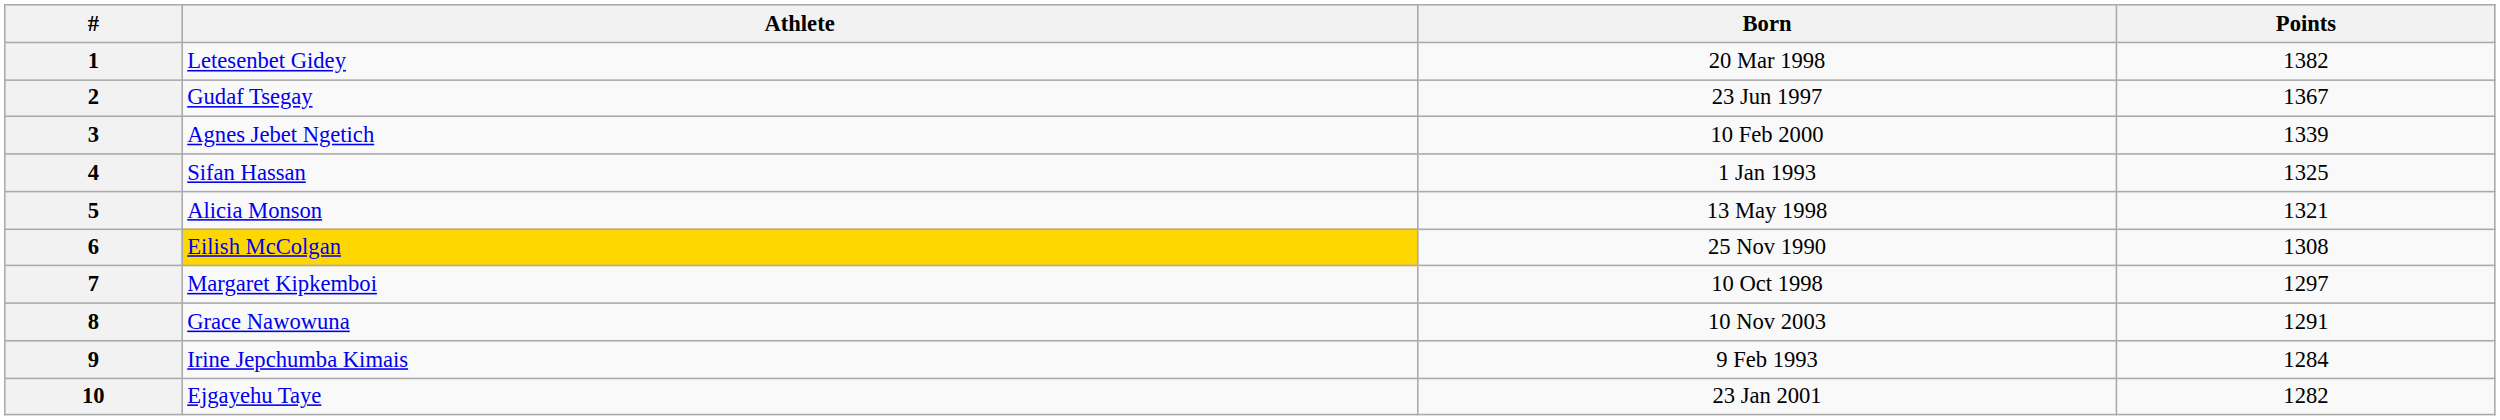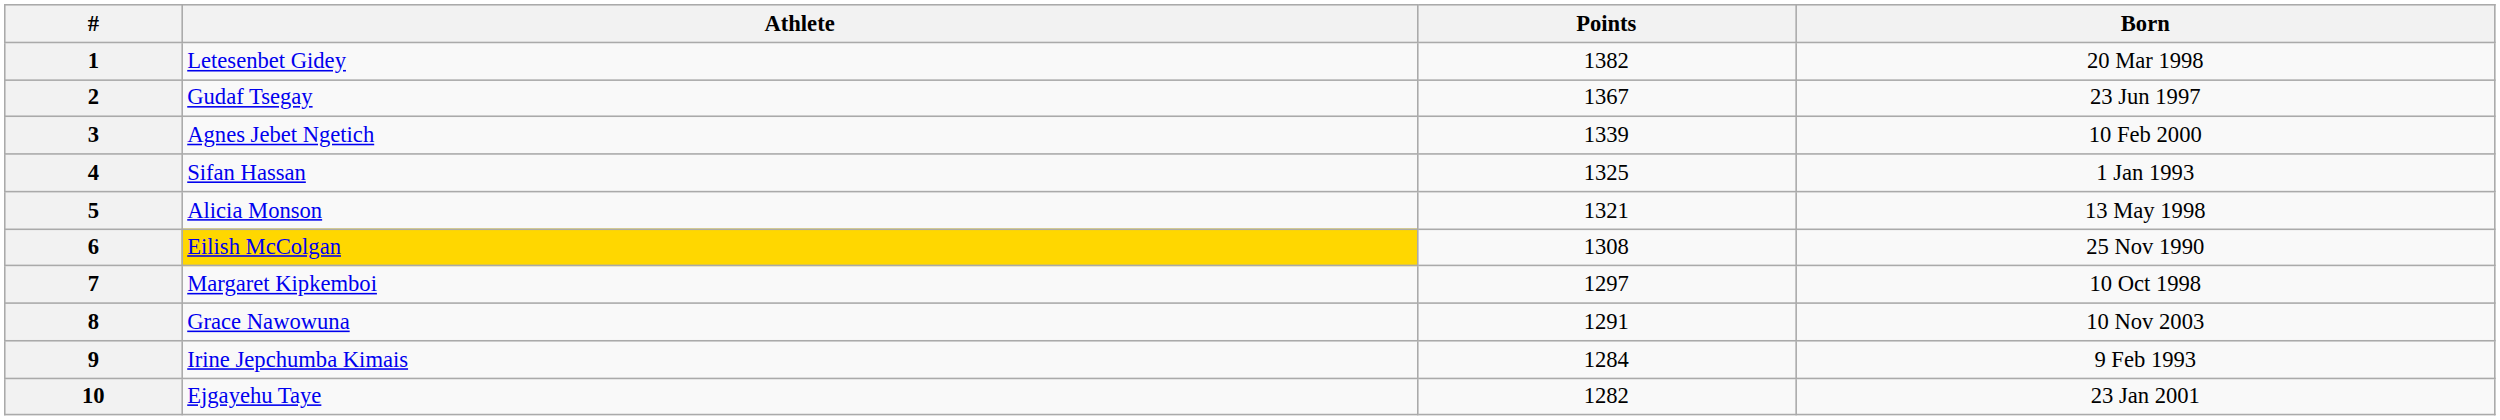columns swapped: (1767, 23) <-> (2306, 23)
